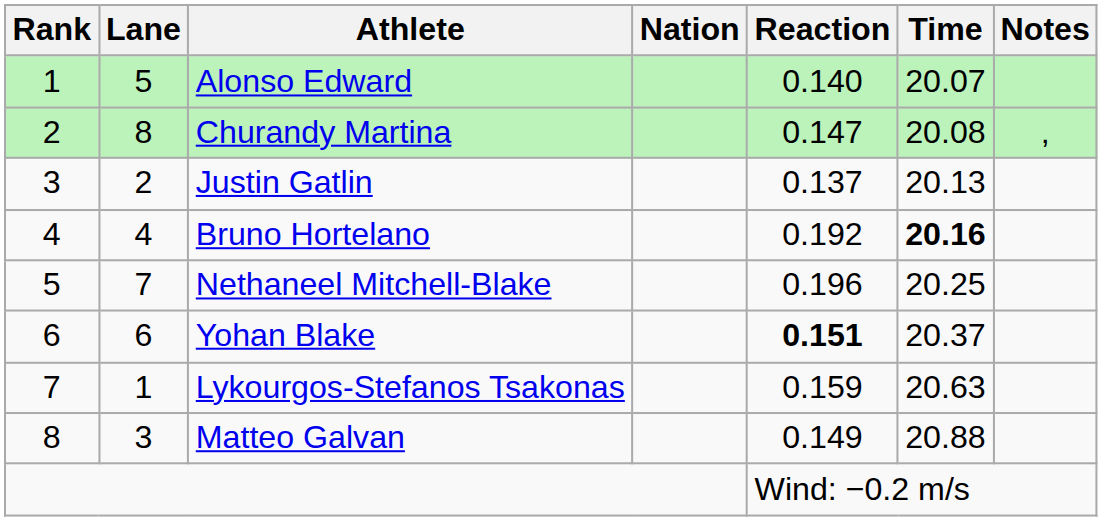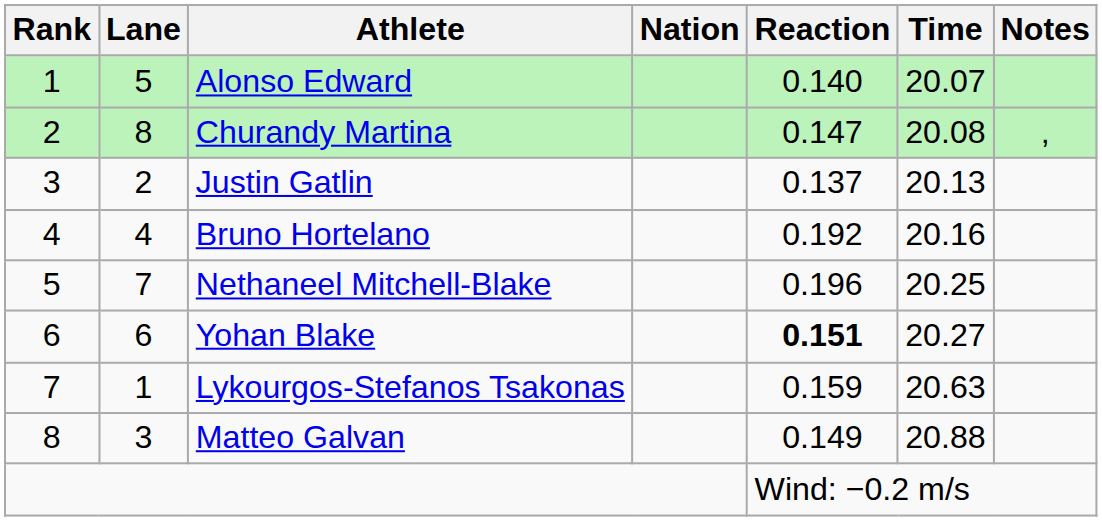(945, 234) bold -> (945, 234) normal
(945, 336) 20.37 -> (945, 336) 20.27
